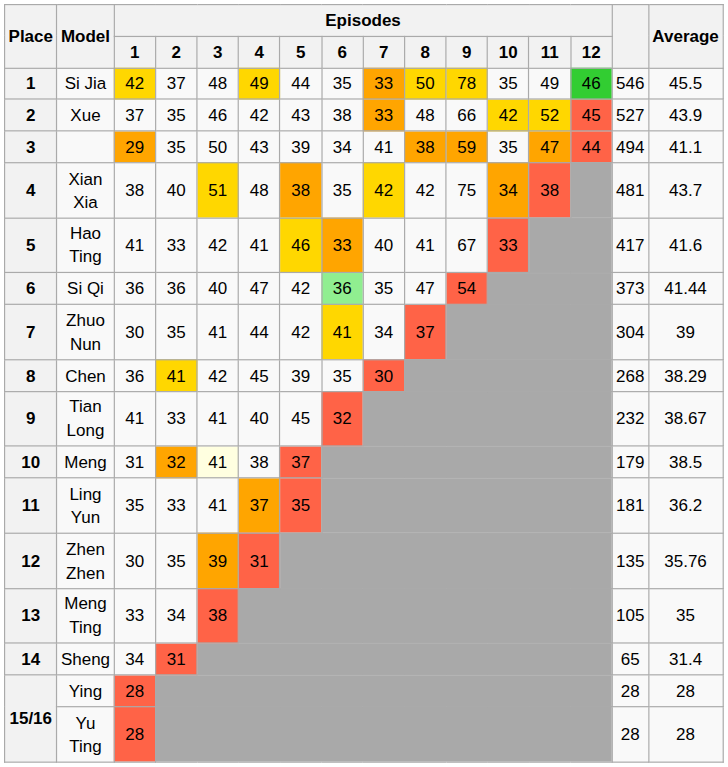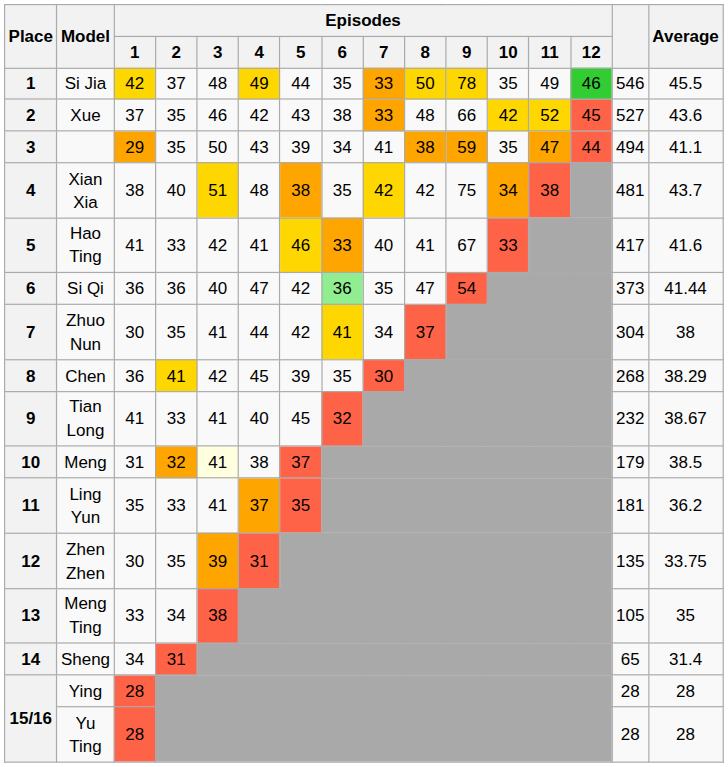(686, 115) 43.9 -> (686, 115) 43.6
(686, 332) 39 -> (686, 332) 38
(686, 561) 35.76 -> (686, 561) 33.75
